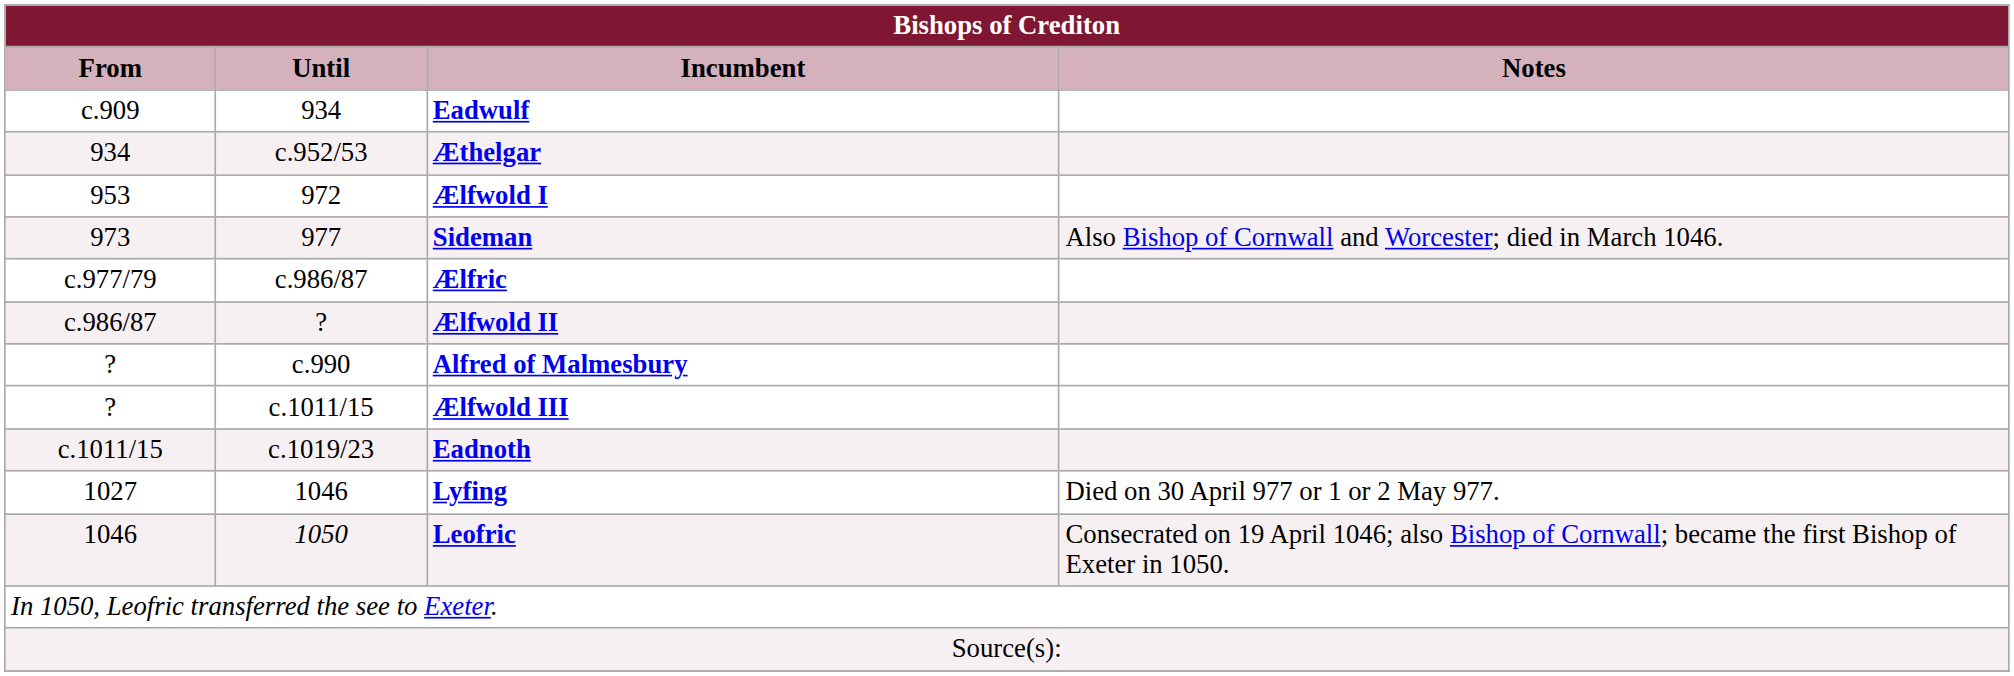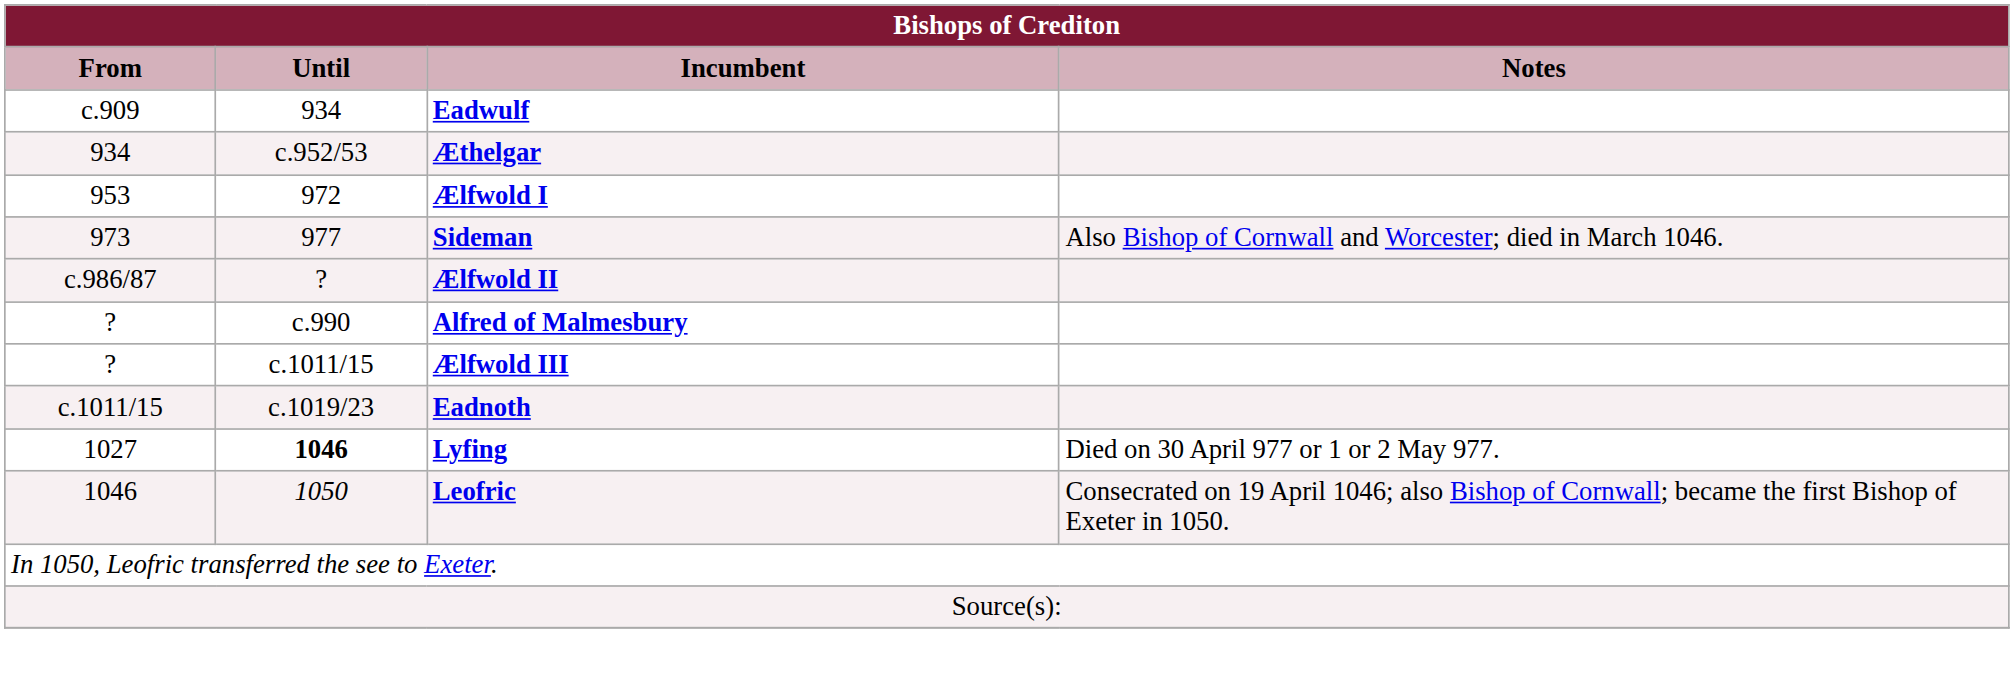- row: (470, 279)
(321, 491) normal -> (321, 449) bold
